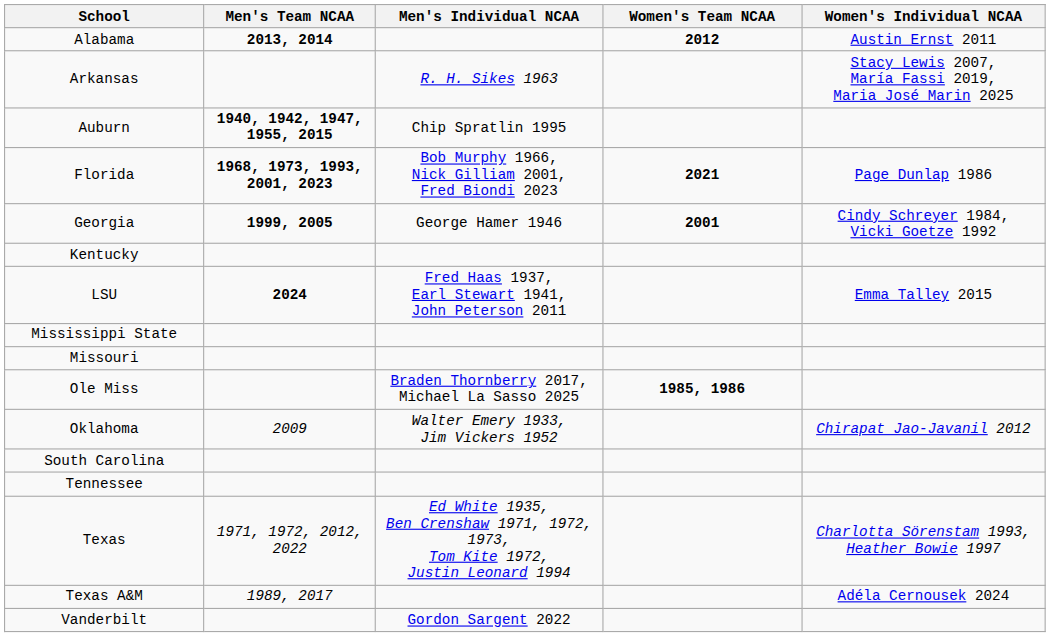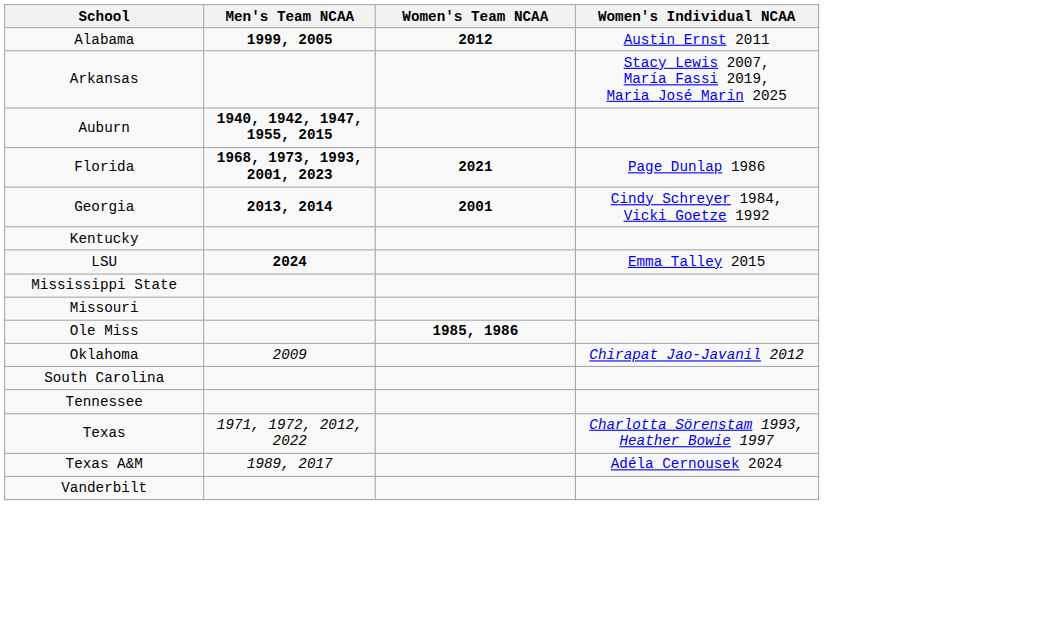- column: (489, 16)
(290, 40) 2013, 2014 -> (290, 40) 1999, 2005
(290, 223) 1999, 2005 -> (290, 207) 2013, 2014
